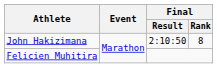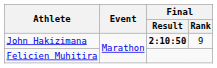(168, 40) normal -> (168, 40) bold
(201, 40) 8 -> (201, 40) 9
